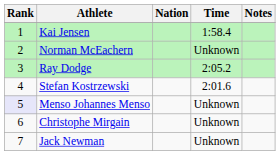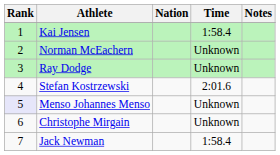(217, 68) 2:05.2 -> (217, 68) Unknown
(217, 141) Unknown -> (217, 141) 1:58.4
